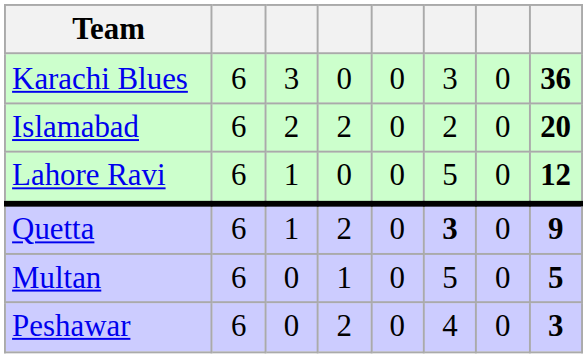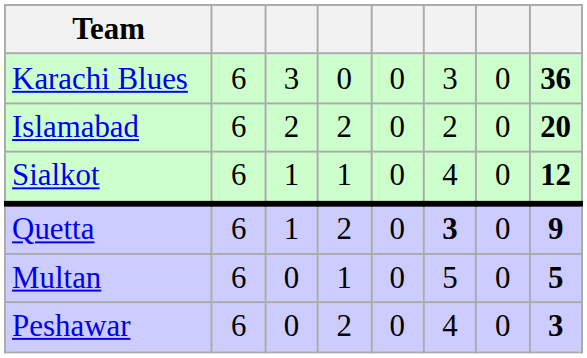- row: (89, 175)
+ row: (56, 175)
